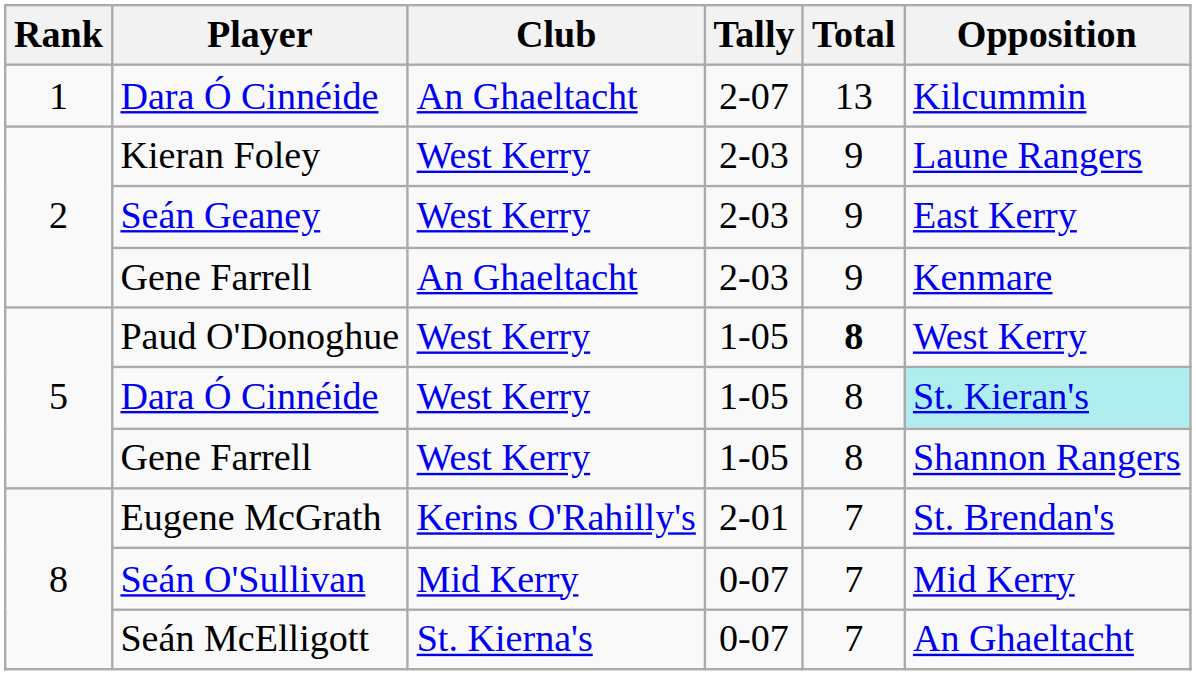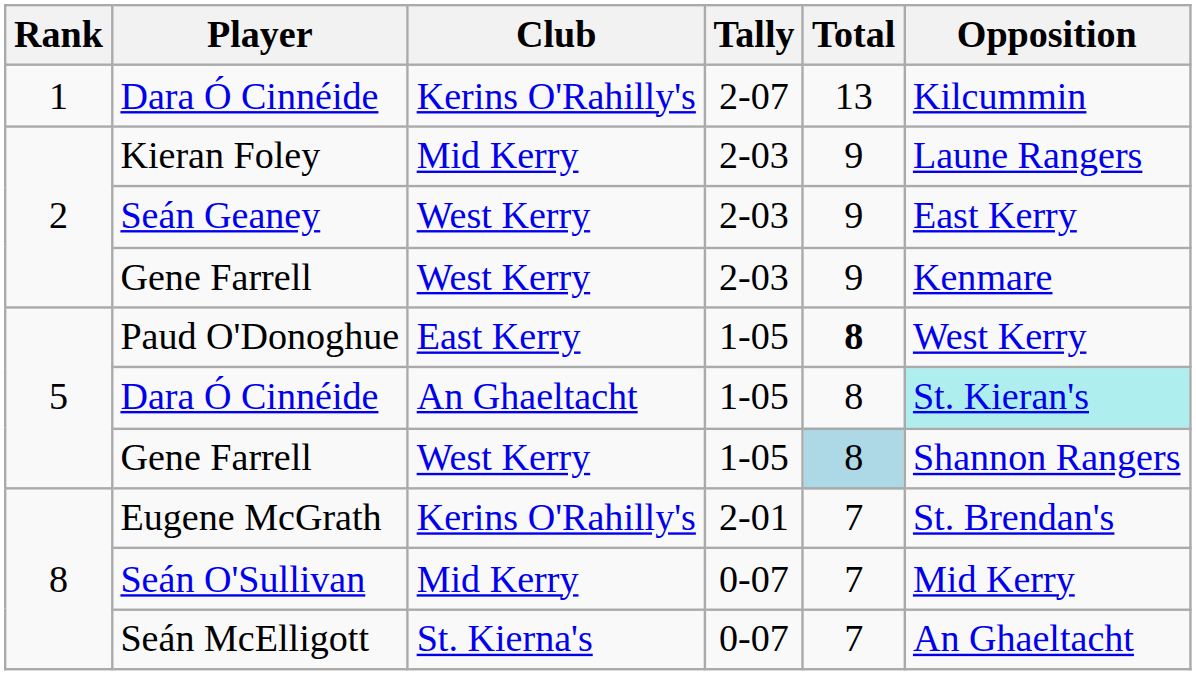(527, 95) An Ghaeltacht -> (556, 95) Kerins O'Rahilly's
(503, 155) West Kerry -> (498, 155) Mid Kerry
(527, 276) An Ghaeltacht -> (503, 276) West Kerry
(503, 336) West Kerry -> (499, 336) East Kerry
(503, 397) West Kerry -> (527, 397) An Ghaeltacht
(854, 457) no background -> (854, 457) lightblue background
